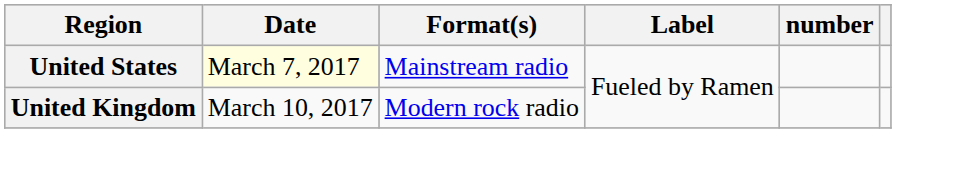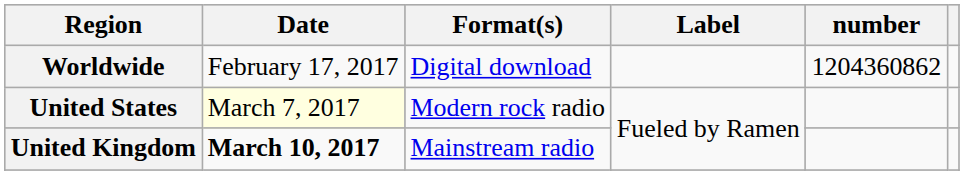+ row: (103, 66)
(476, 66) Mainstream radio -> (508, 107) Modern rock radio
(290, 107) normal -> (294, 148) bold
(482, 107) Modern rock radio -> (502, 148) Mainstream radio
